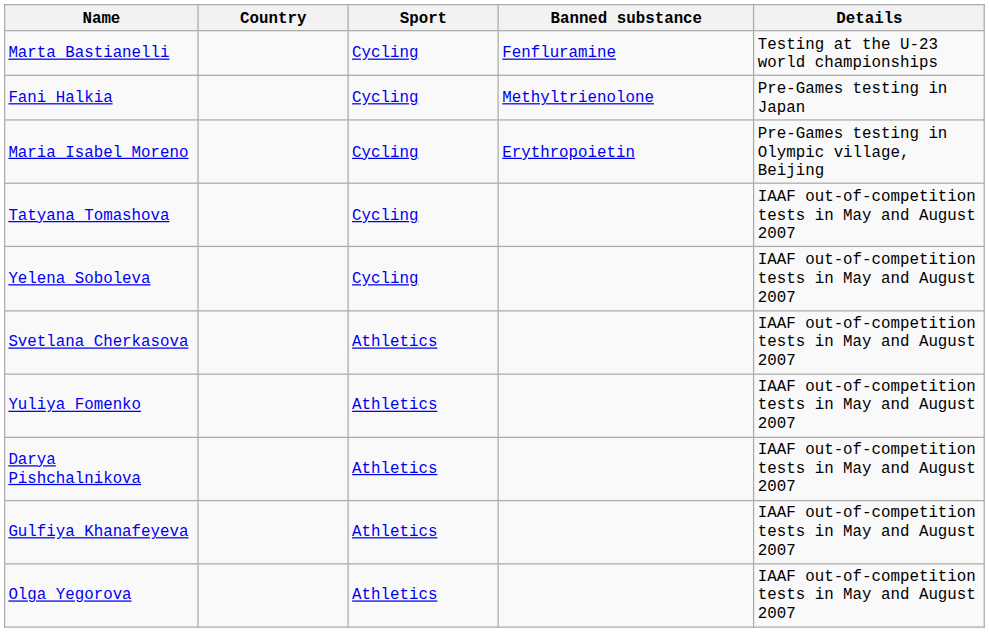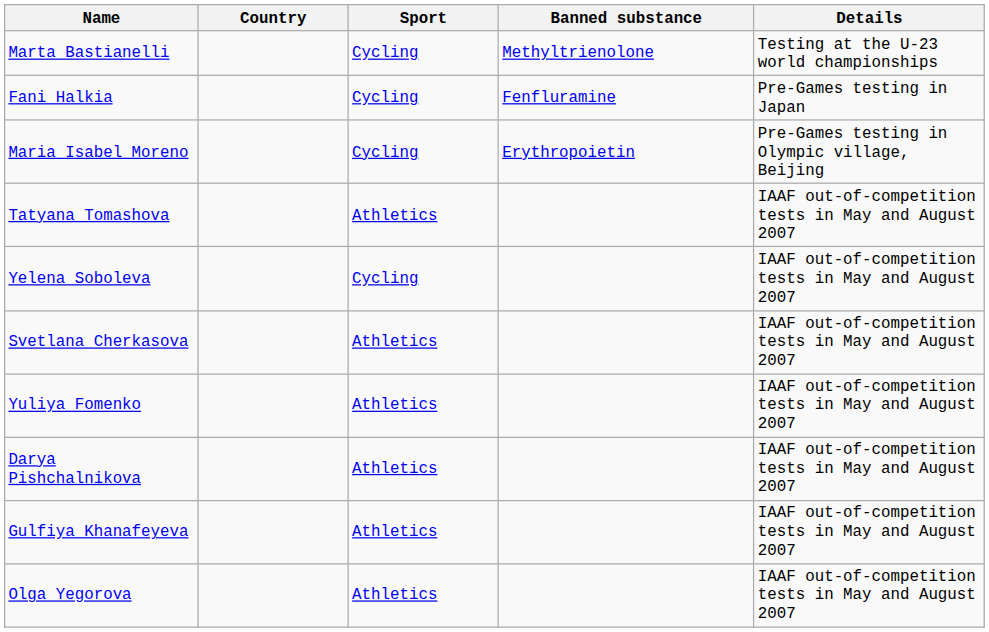(559, 53) Fenfluramine -> (578, 53) Methyltrienolone
(578, 98) Methyltrienolone -> (559, 98) Fenfluramine
(385, 215) Cycling -> (395, 215) Athletics
